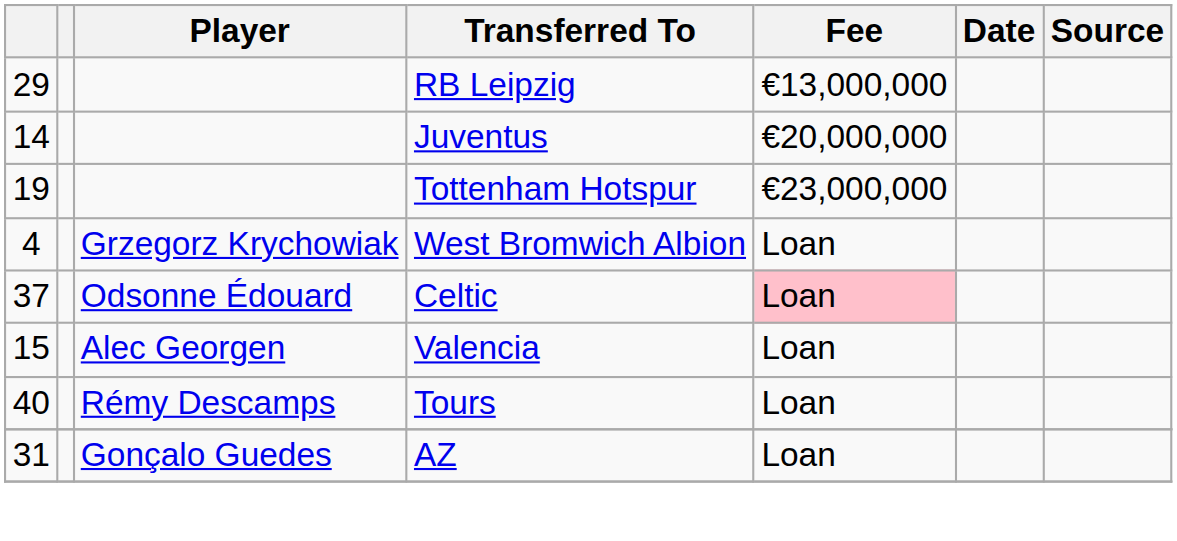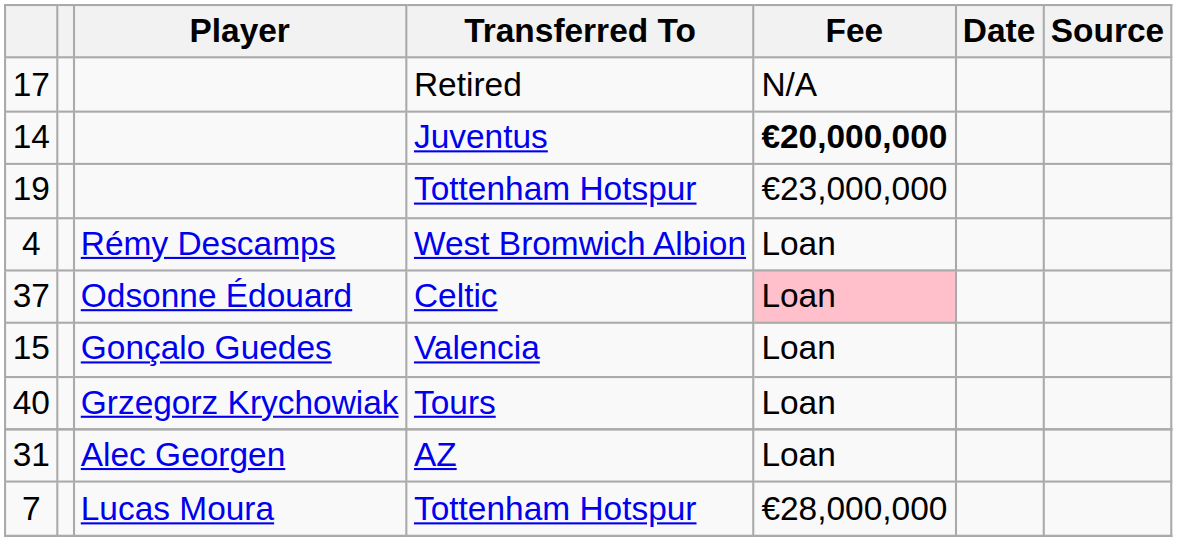+ row: (31, 84)
- row: (31, 84)
(854, 137) normal -> (854, 137) bold
(240, 243) Grzegorz Krychowiak -> (208, 243) Rémy Descamps
(183, 349) Alec Georgen -> (206, 349) Gonçalo Guedes
(208, 402) Rémy Descamps -> (240, 402) Grzegorz Krychowiak
(206, 455) Gonçalo Guedes -> (183, 455) Alec Georgen
+ row: (31, 508)
